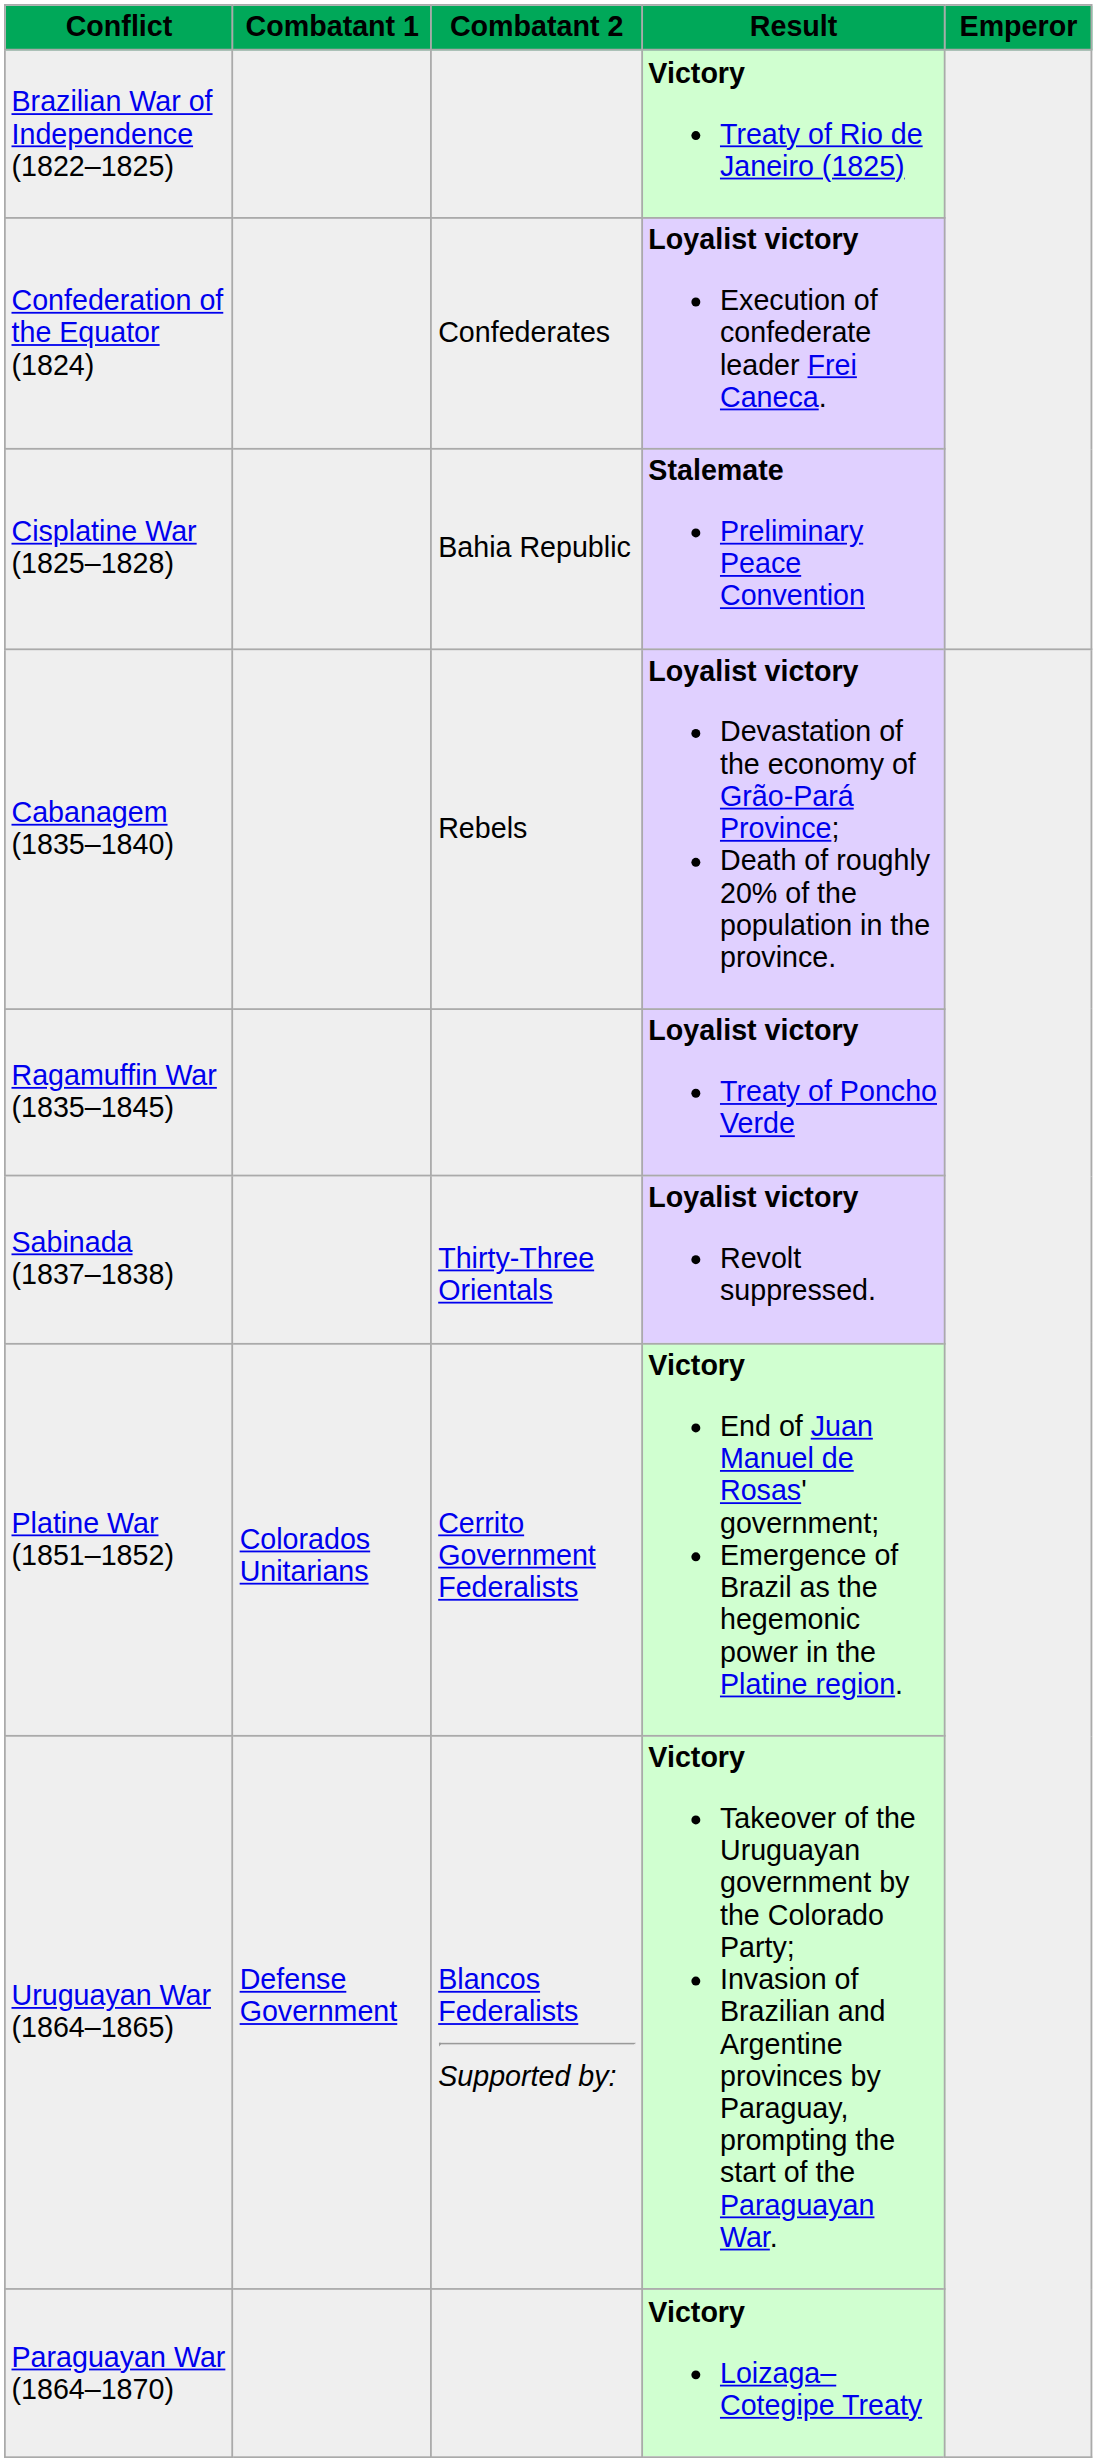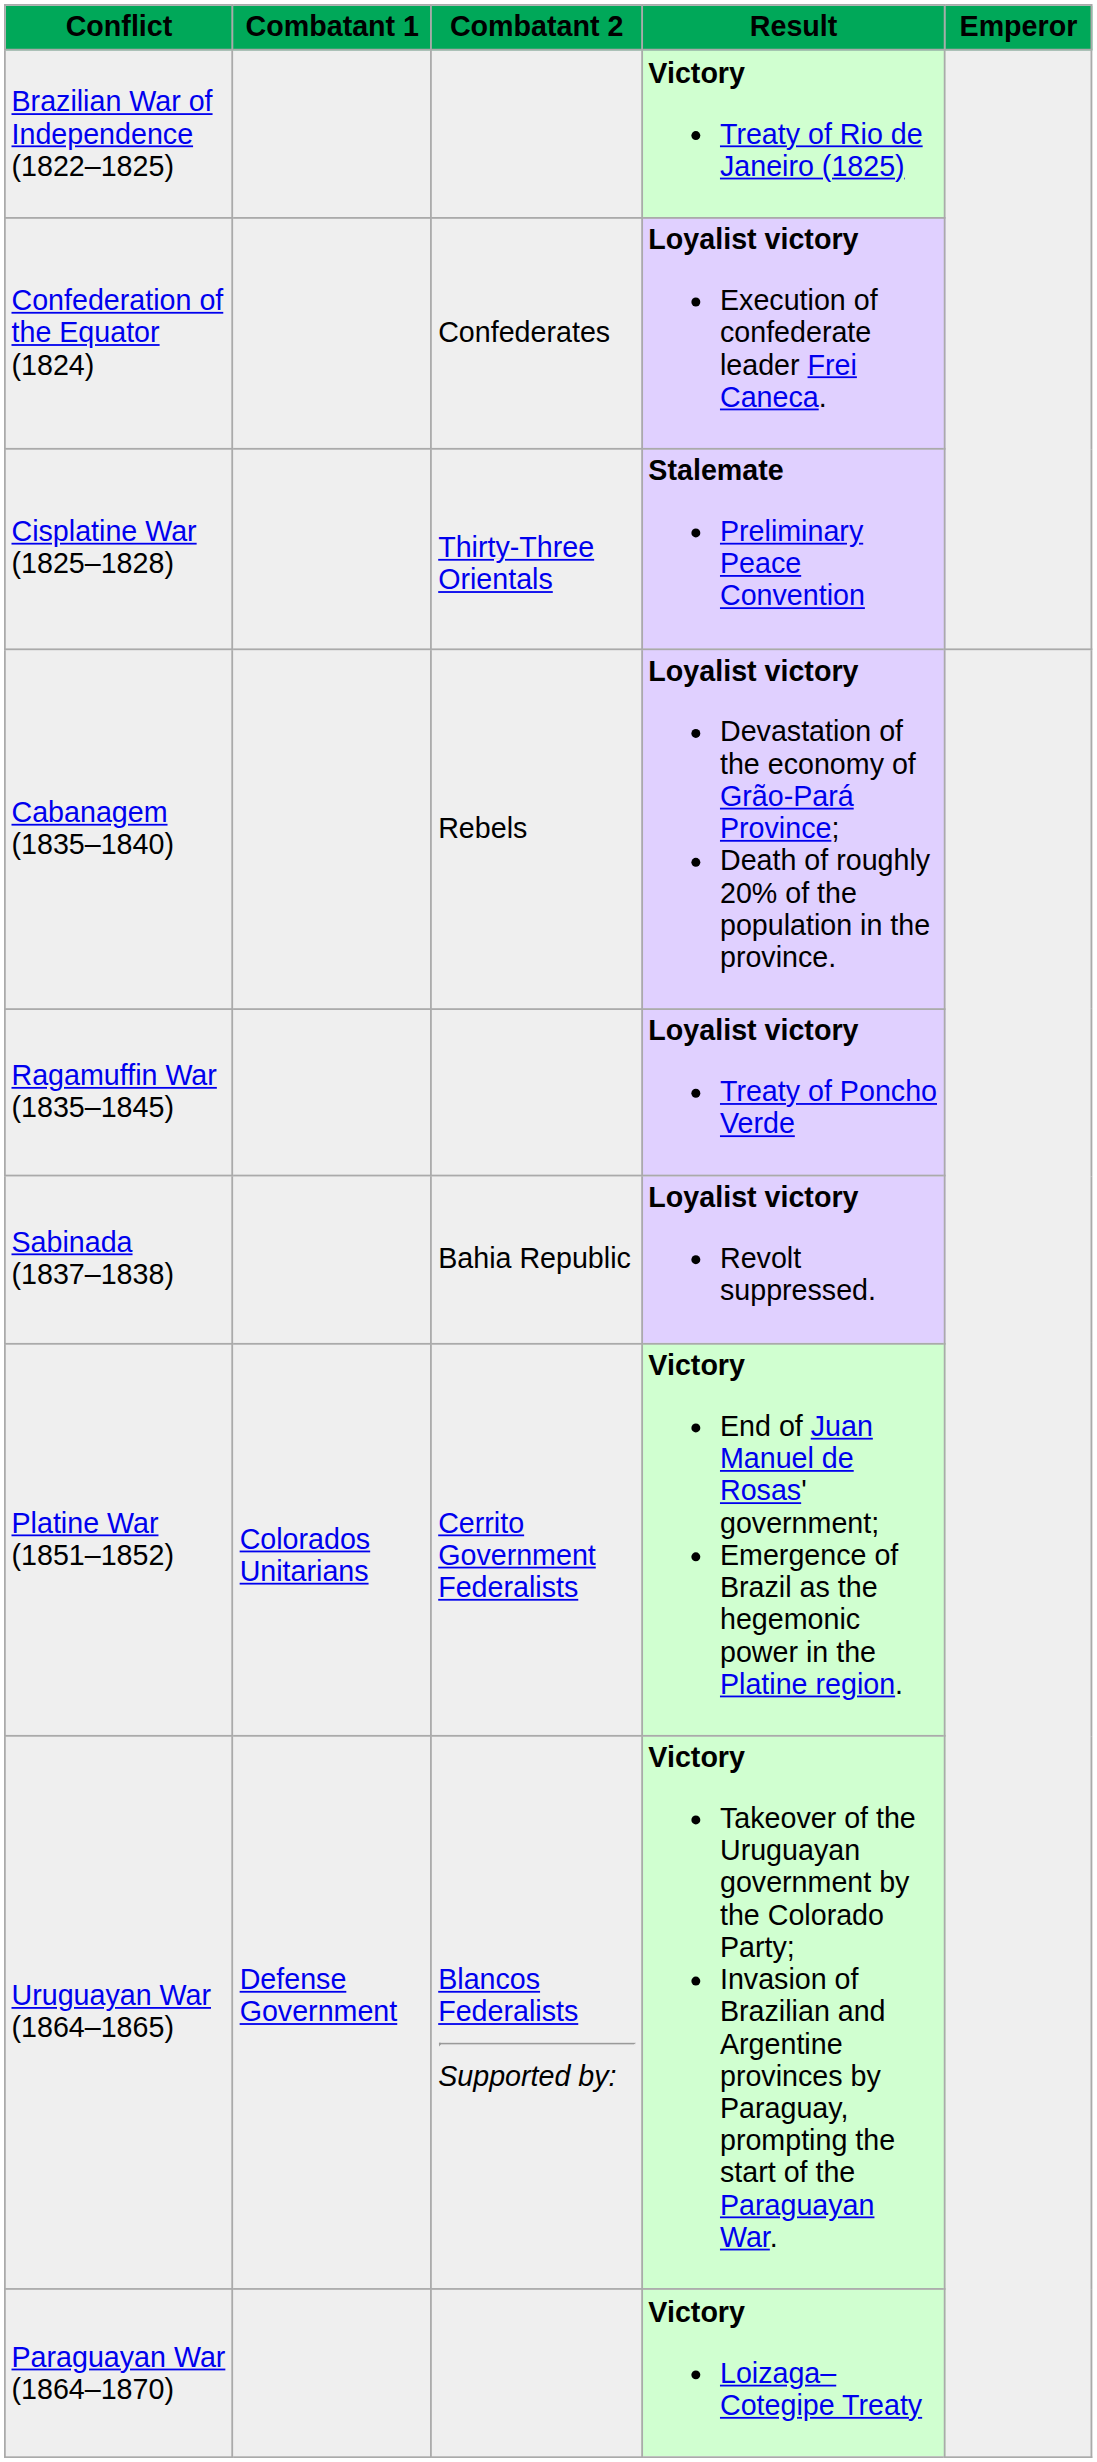(535, 548) Bahia Republic -> (516, 564) Thirty-Three Orientals
(516, 1275) Thirty-Three Orientals -> (535, 1259) Bahia Republic
